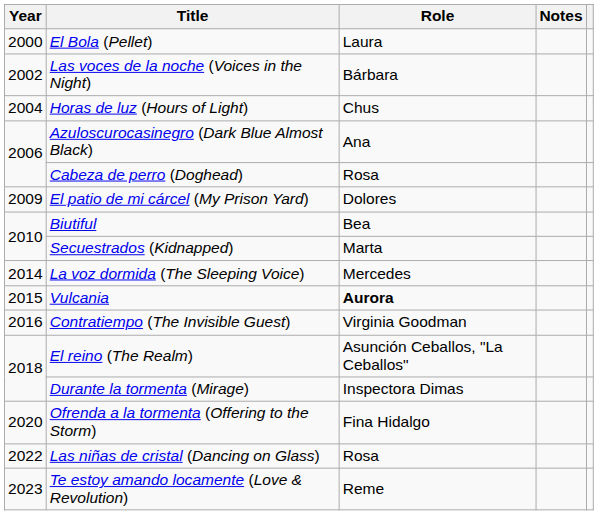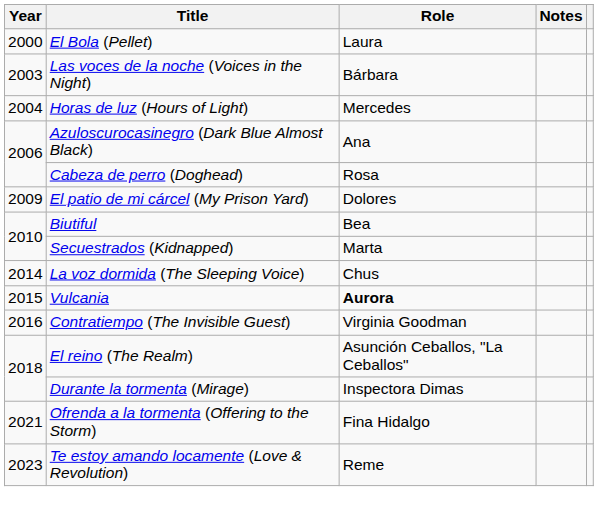(25, 74) 2002 -> (25, 74) 2003
(361, 108) Chus -> (377, 108) Mercedes
(377, 273) Mercedes -> (361, 273) Chus
(25, 422) 2020 -> (25, 422) 2021
- row: (185, 455)
